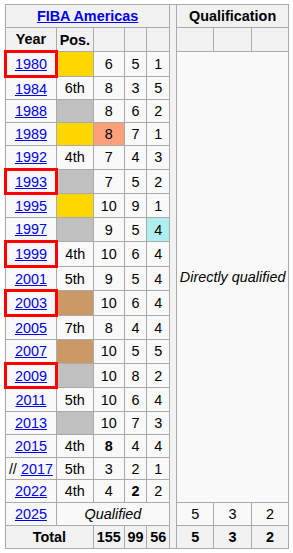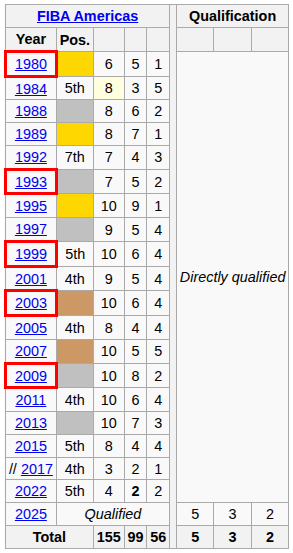(75, 88) 6th -> (75, 88) 5th
(109, 88) no background -> (109, 88) lightyellow background
(109, 134) lightsalmon background -> (109, 134) no background
(75, 157) 4th -> (75, 157) 7th
(158, 230) paleturquoise background -> (158, 230) no background
(75, 254) 4th -> (75, 254) 5th
(75, 279) 5th -> (75, 279) 4th
(75, 328) 7th -> (75, 328) 4th
(75, 400) 5th -> (75, 400) 4th
(75, 446) 4th -> (75, 446) 5th
(109, 446) bold -> (109, 446) normal
(75, 469) 5th -> (75, 469) 4th
(75, 491) 4th -> (75, 491) 5th
